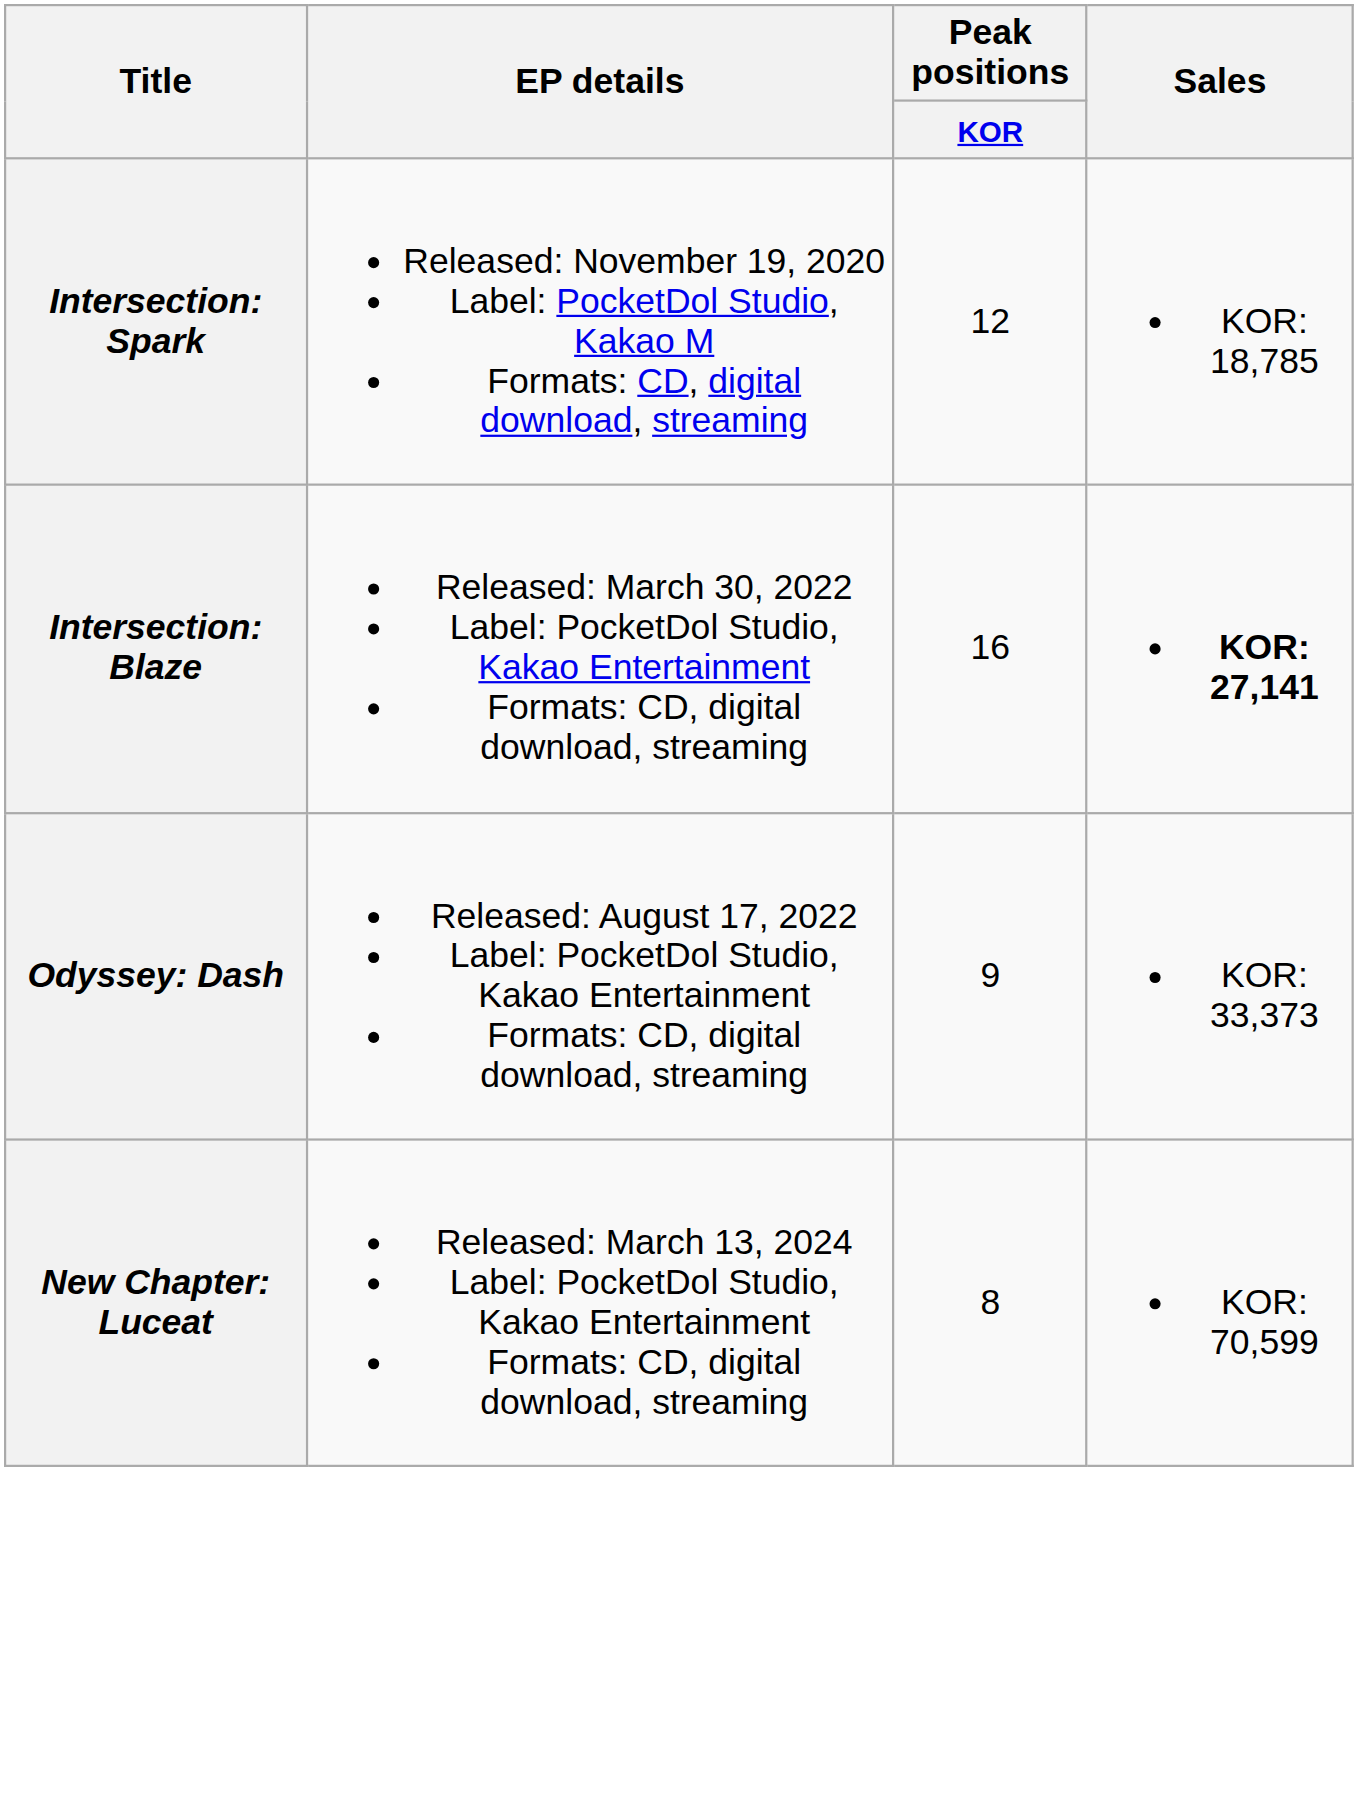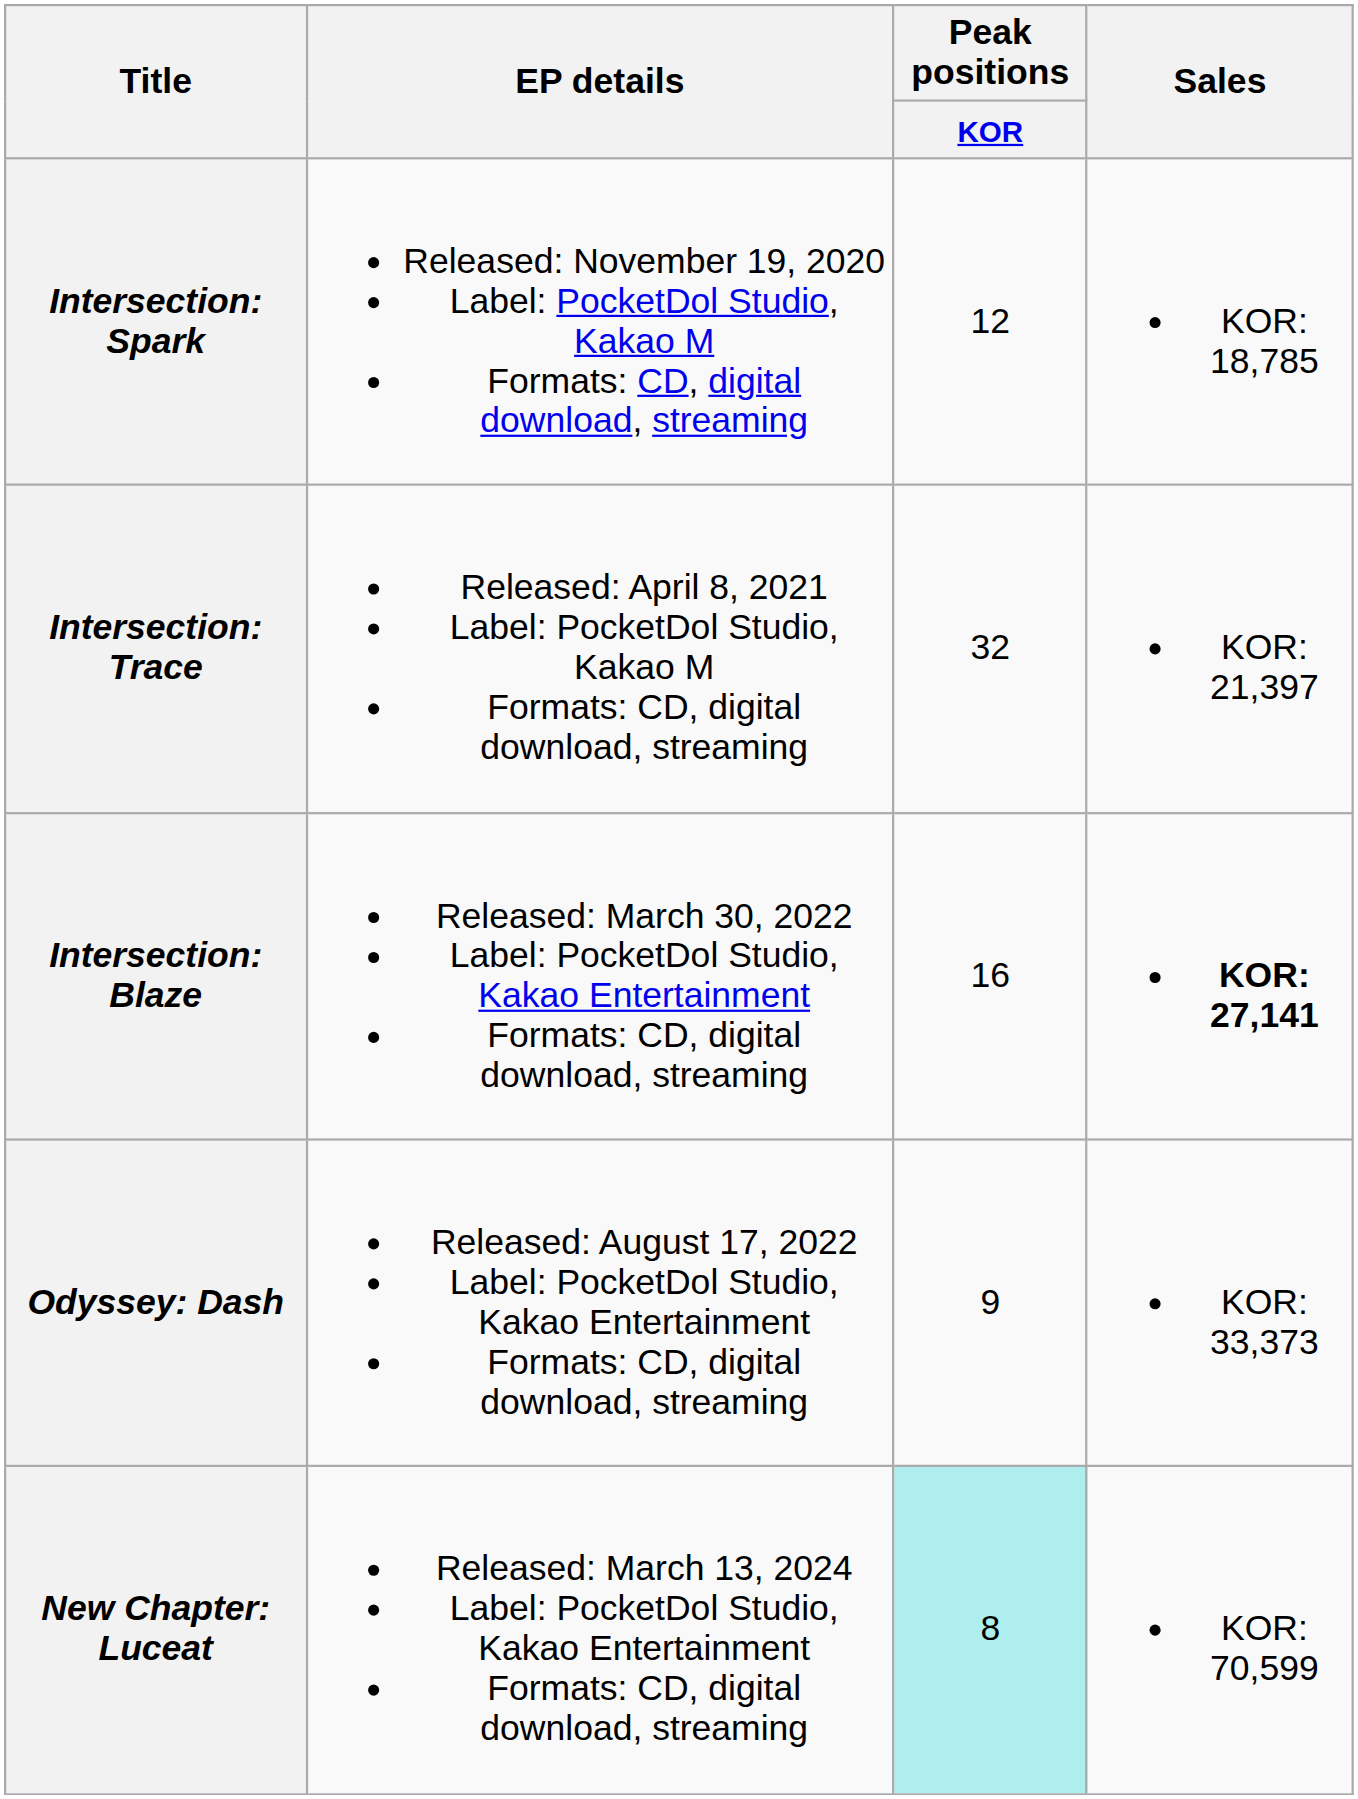+ row: (156, 647)
(990, 1302) no background -> (990, 1629) paleturquoise background
